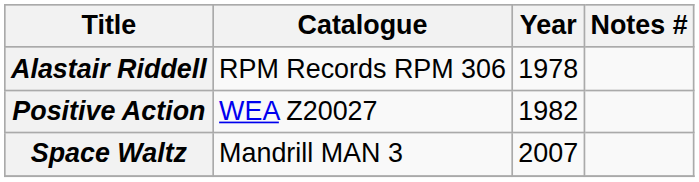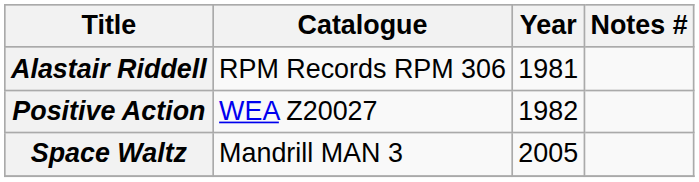(548, 68) 1978 -> (548, 68) 1981
(548, 153) 2007 -> (548, 153) 2005
